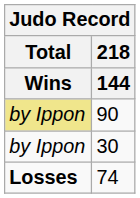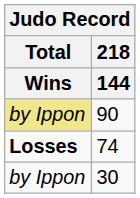rows swapped: (107, 177) <-> (107, 146)
